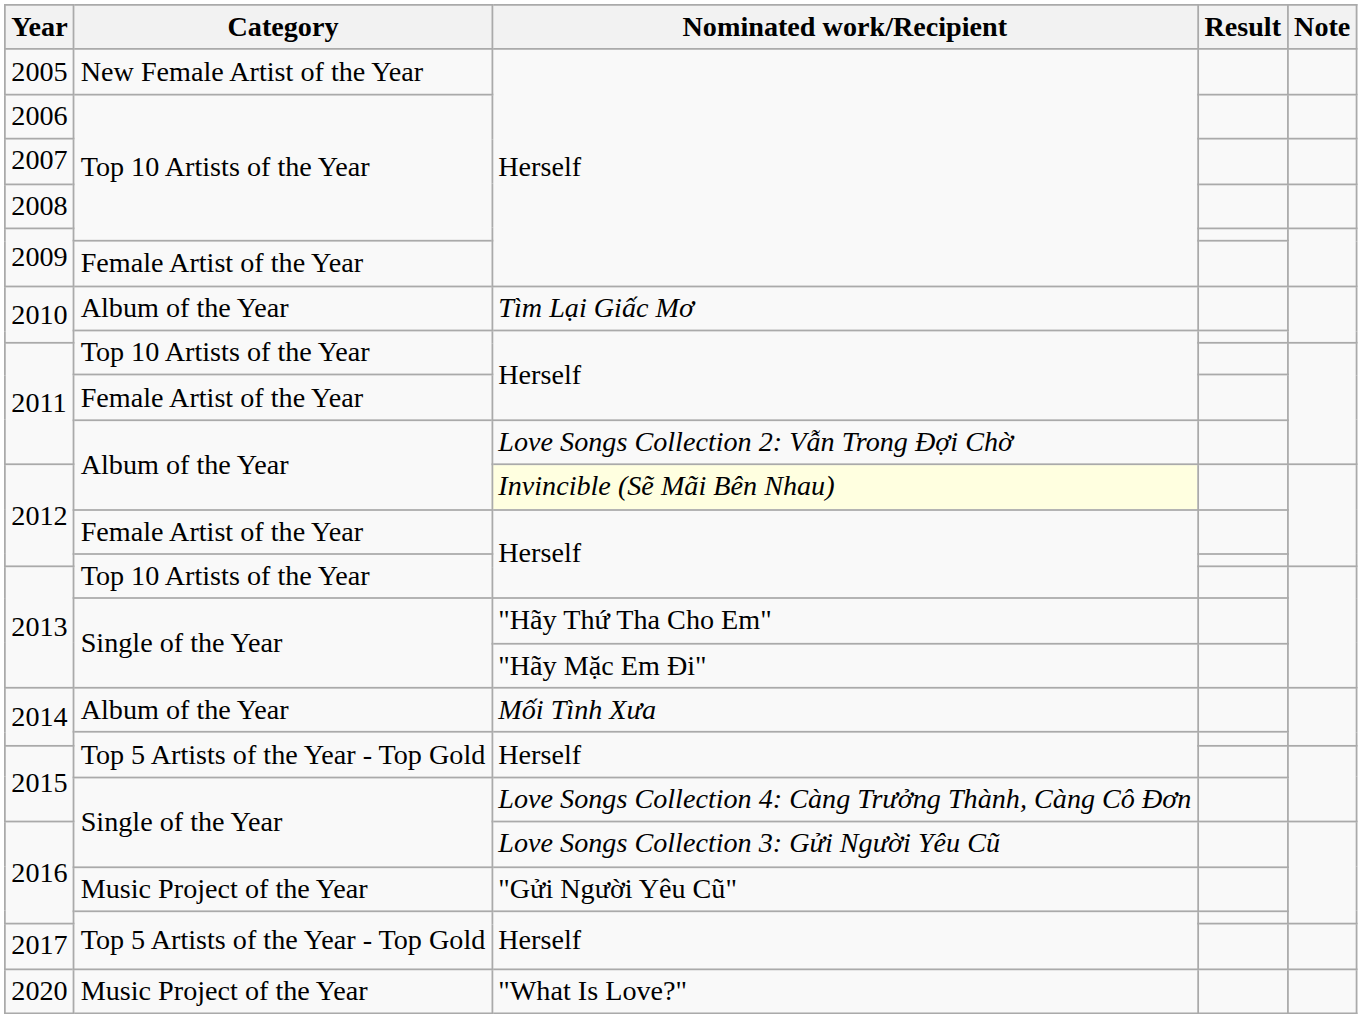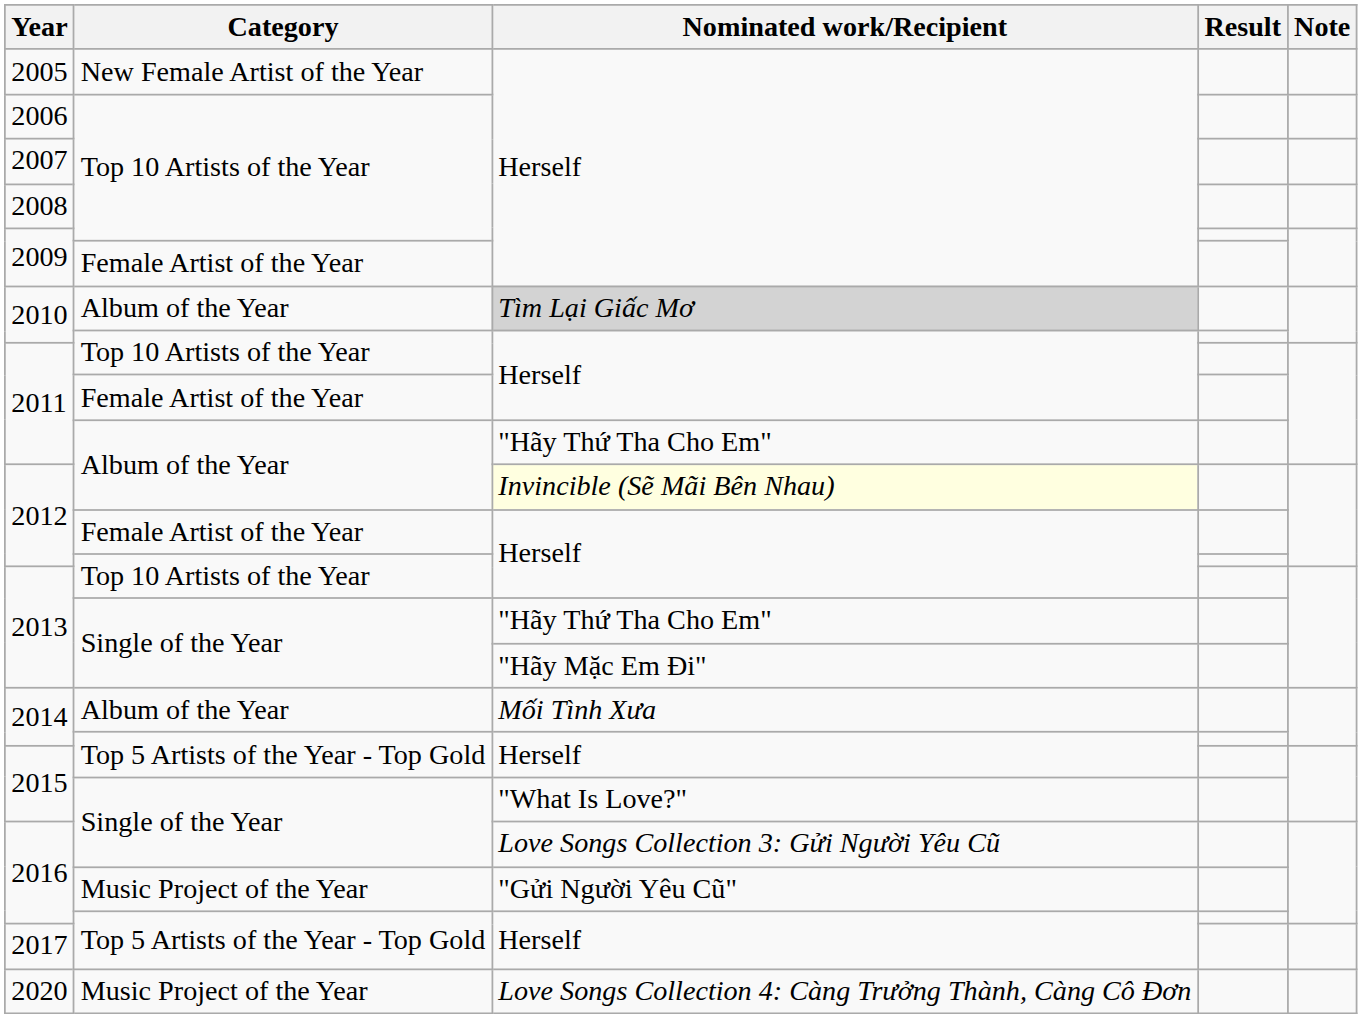(596, 307) no background -> (596, 307) lightgrey background
(756, 441) Love Songs Collection 2: Vẫn Trong Đợi Chờ -> (635, 441) "Hãy Thứ Tha Cho Em"
(845, 799) Love Songs Collection 4: Càng Trưởng Thành, Càng Cô Đơn -> (593, 799) "What Is Love?"
(593, 990) "What Is Love?" -> (845, 990) Love Songs Collection 4: Càng Trưởng Thành, Càng Cô Đơn
